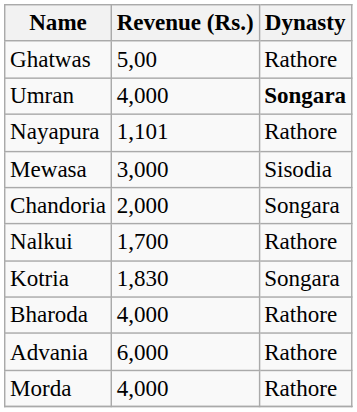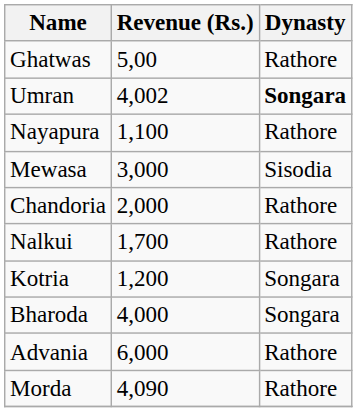(143, 95) 4,000 -> (143, 95) 4,002
(143, 132) 1,101 -> (143, 132) 1,100
(302, 205) Songara -> (301, 205) Rathore
(143, 278) 1,830 -> (143, 278) 1,200
(301, 315) Rathore -> (302, 315) Songara
(143, 388) 4,000 -> (143, 388) 4,090
